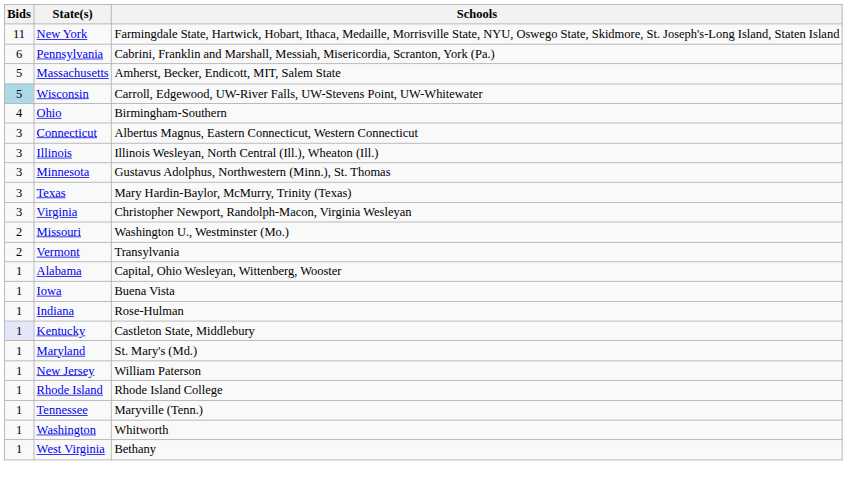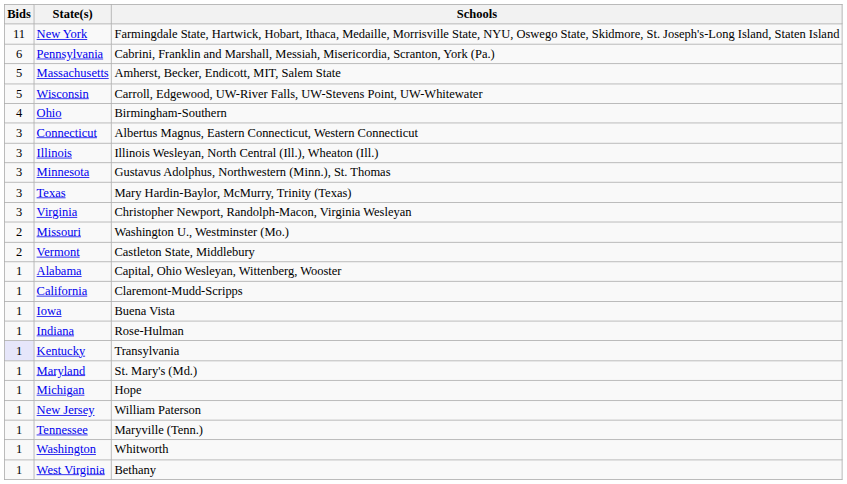(19, 93) lightblue background -> (19, 93) no background
(147, 251) Transylvania -> (185, 251) Castleton State, Middlebury
+ row: (62, 291)
(185, 331) Castleton State, Middlebury -> (147, 350) Transylvania
+ row: (61, 390)
- row: (70, 390)
